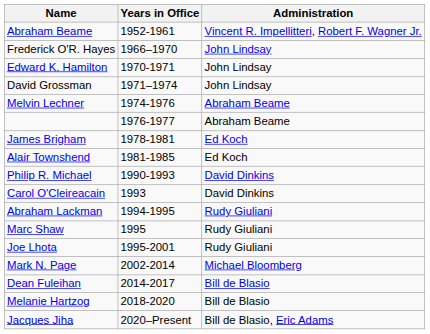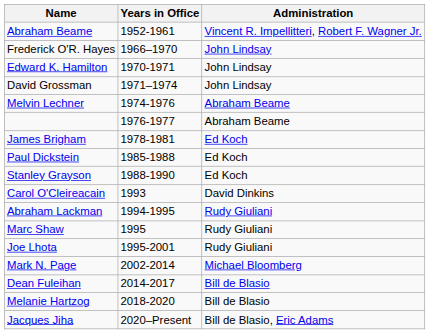- row: (49, 157)
+ row: (43, 157)
+ row: (49, 175)
- row: (49, 175)
